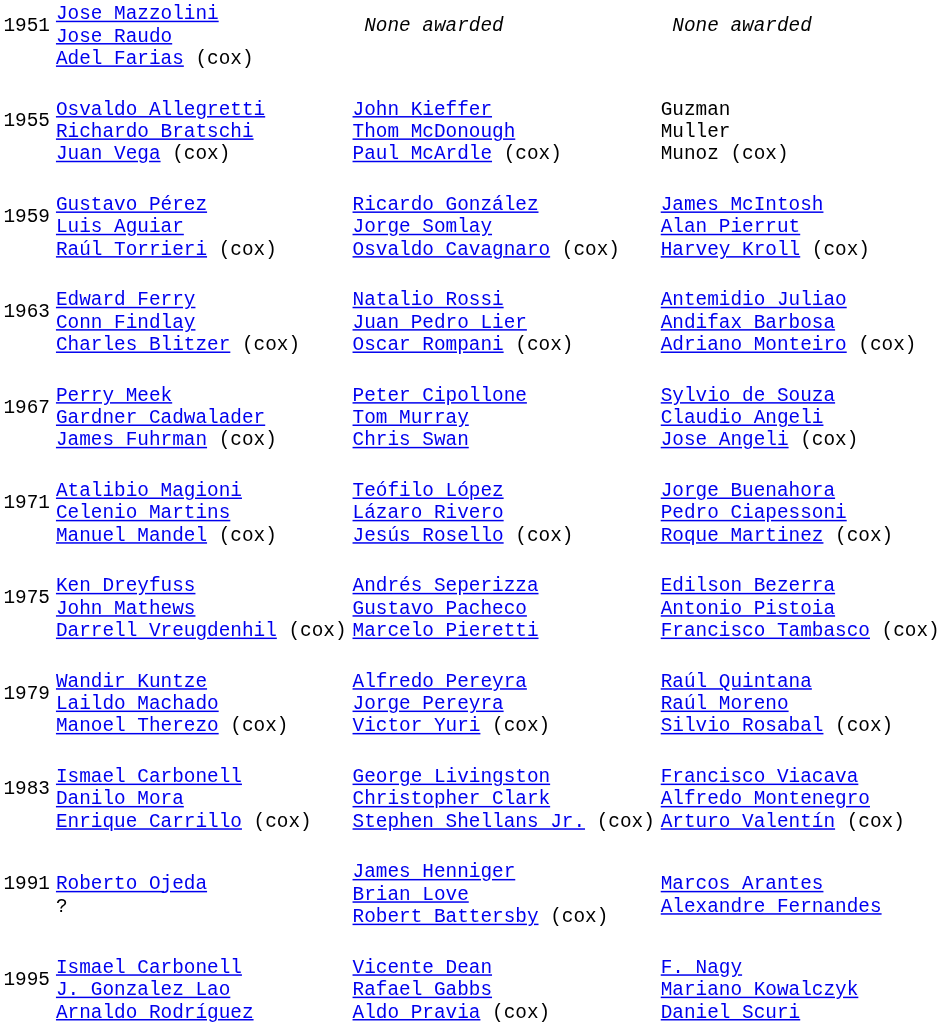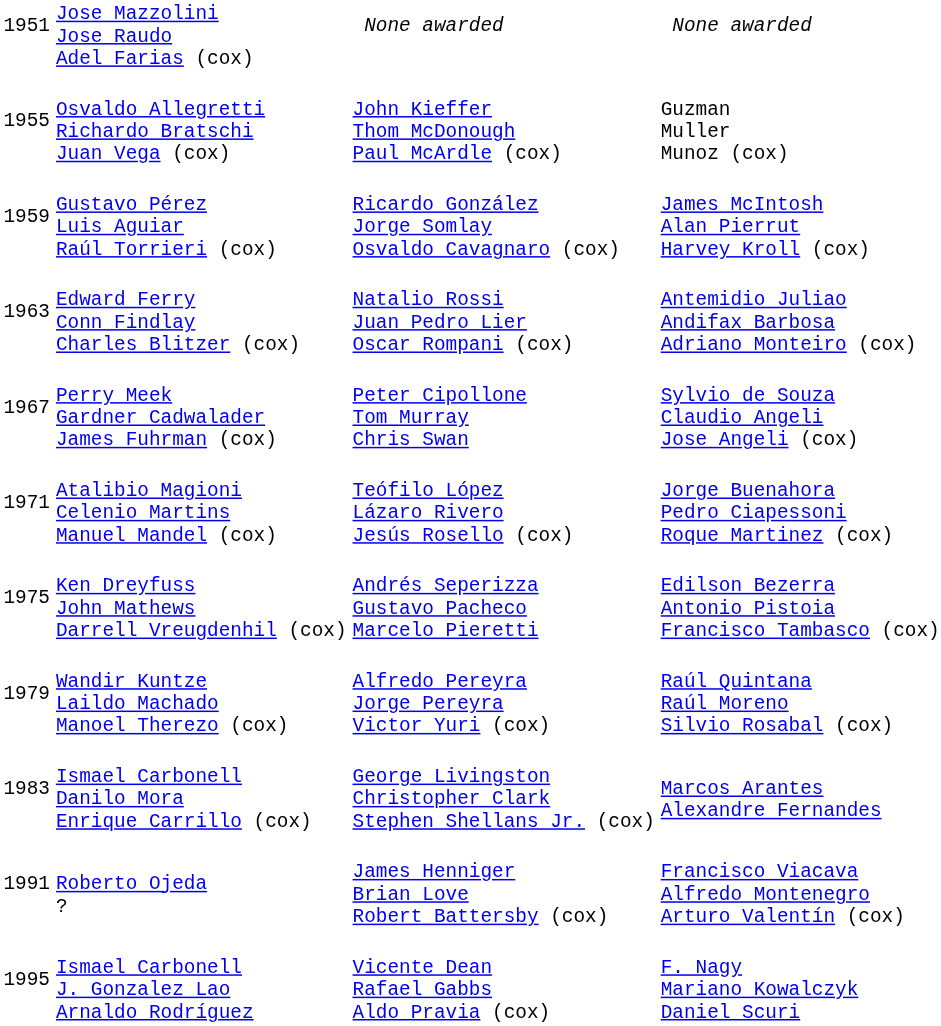(783, 799) Francisco Viacava Alfredo Montenegro Arturo Valentín (cox) -> (771, 799) Marcos Arantes Alexandre Fernandes
(771, 895) Marcos Arantes Alexandre Fernandes -> (783, 895) Francisco Viacava Alfredo Montenegro Arturo Valentín (cox)
